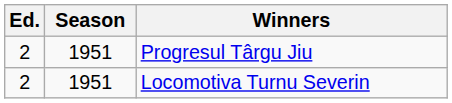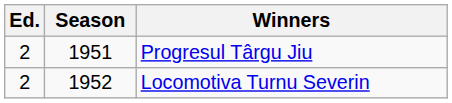(90, 83) 1951 -> (90, 83) 1952
